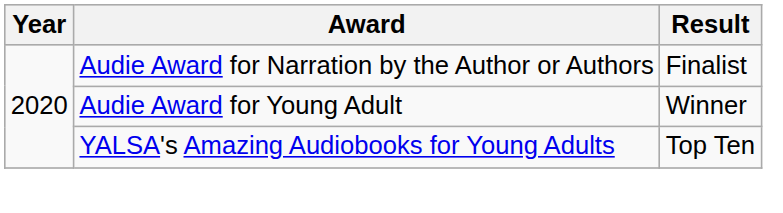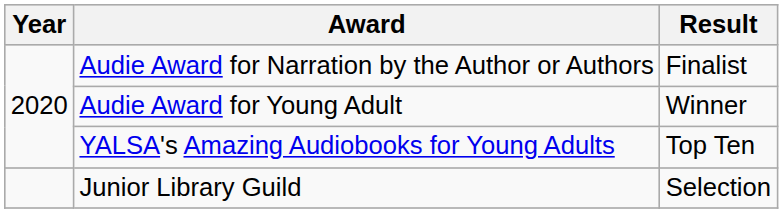+ row: (190, 187)
